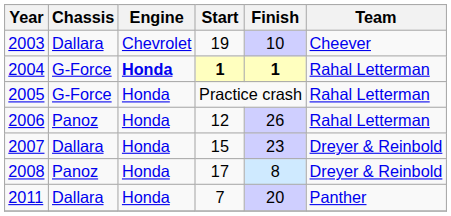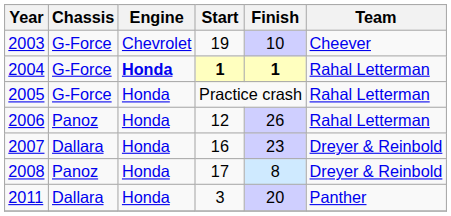(78, 43) Dallara -> (82, 43) G-Force
(220, 146) 15 -> (220, 146) 16
(220, 198) 7 -> (220, 198) 3
